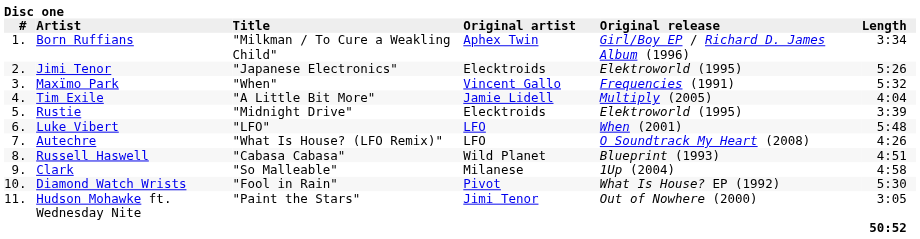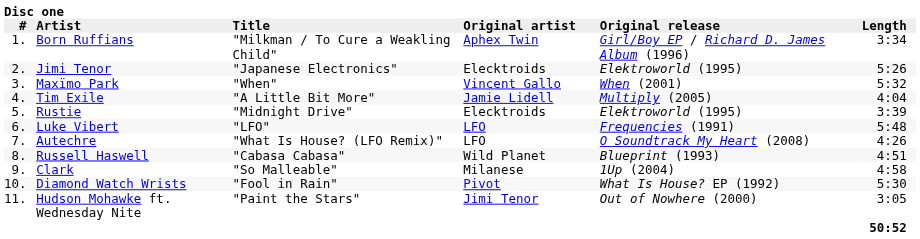(667, 83) Frequencies (1991) -> (641, 83) When (2001)
(641, 126) When (2001) -> (667, 126) Frequencies (1991)
